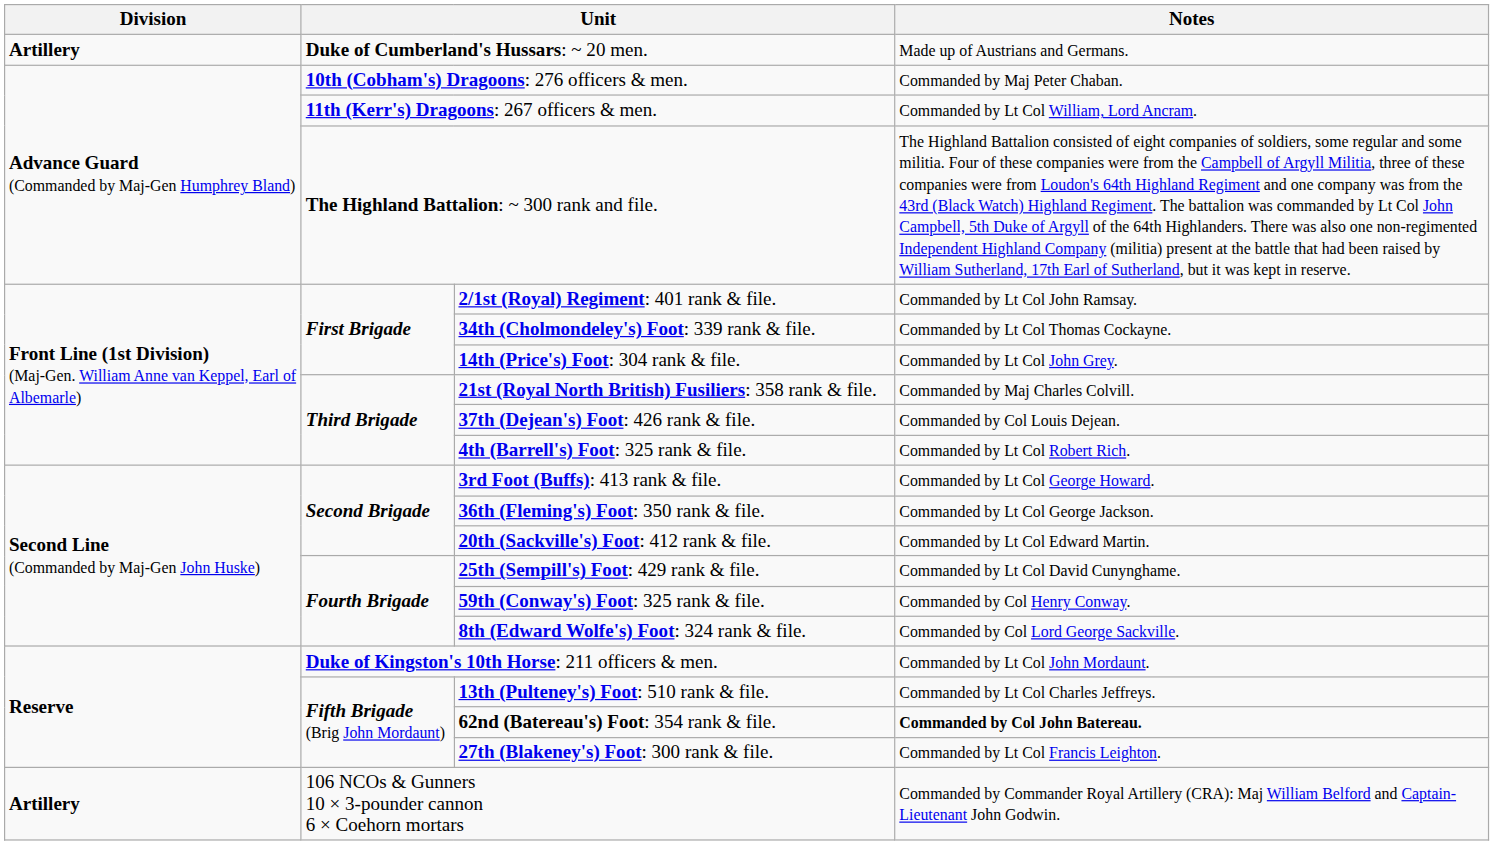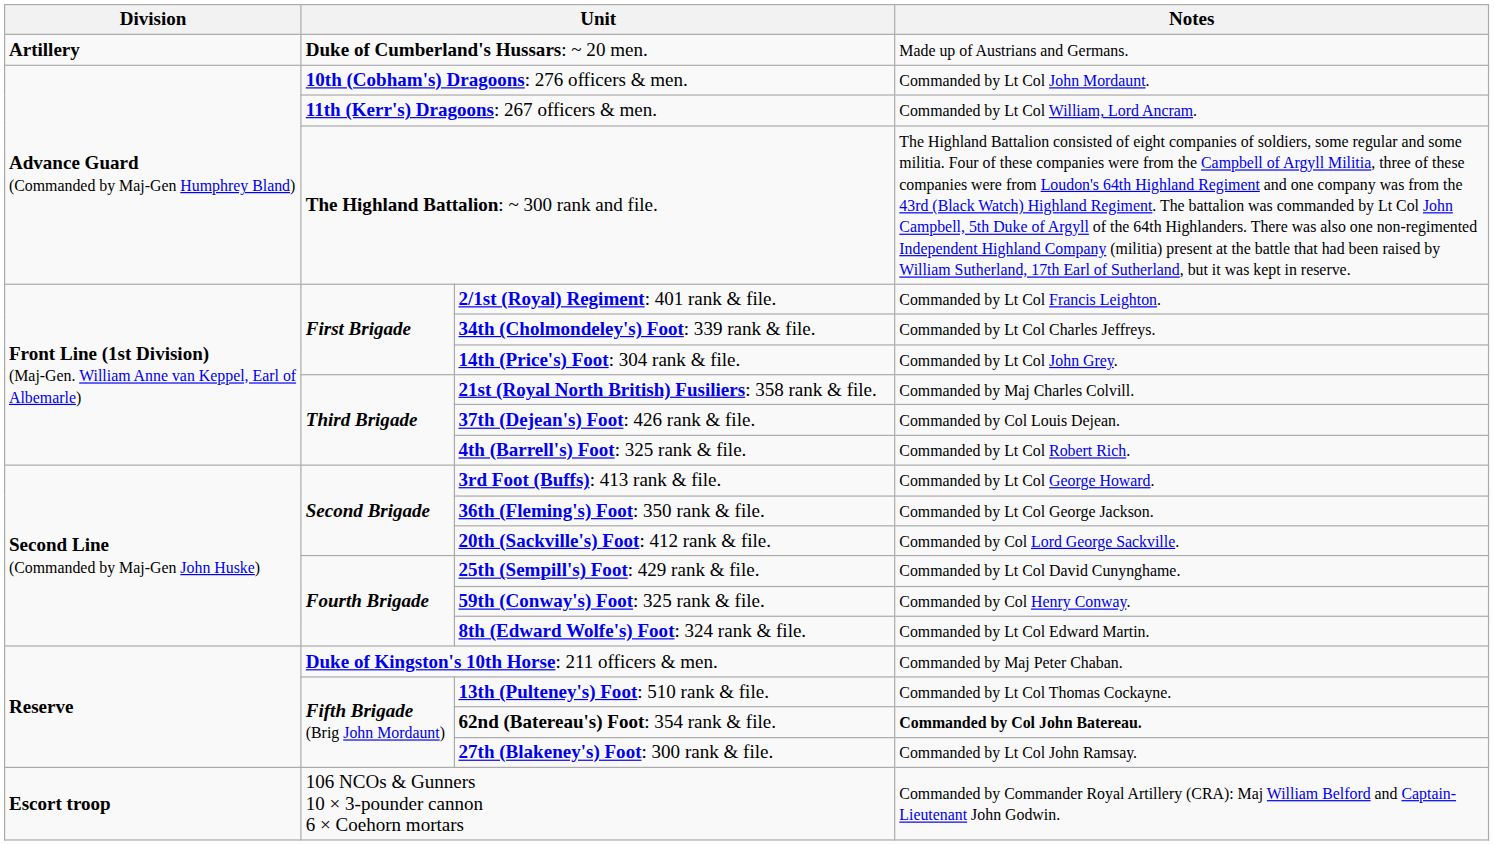(1011, 81) Commanded by Maj Peter Chaban. -> (1024, 81) Commanded by Lt Col John Mordaunt.
(1018, 300) Commanded by Lt Col John Ramsay. -> (1030, 300) Commanded by Lt Col Francis Leighton.
(1035, 330) Commanded by Lt Col Thomas Cockayne. -> (1027, 330) Commanded by Lt Col Charles Jeffreys.
(1024, 541) Commanded by Lt Col Edward Martin. -> (1039, 541) Commanded by Col Lord George Sackville.
(1039, 632) Commanded by Col Lord George Sackville. -> (1024, 632) Commanded by Lt Col Edward Martin.
(1024, 662) Commanded by Lt Col John Mordaunt. -> (1011, 662) Commanded by Maj Peter Chaban.
(1027, 692) Commanded by Lt Col Charles Jeffreys. -> (1035, 692) Commanded by Lt Col Thomas Cockayne.
(1030, 753) Commanded by Lt Col Francis Leighton. -> (1018, 753) Commanded by Lt Col John Ramsay.
(44, 803) Artillery -> (60, 803) Escort troop
